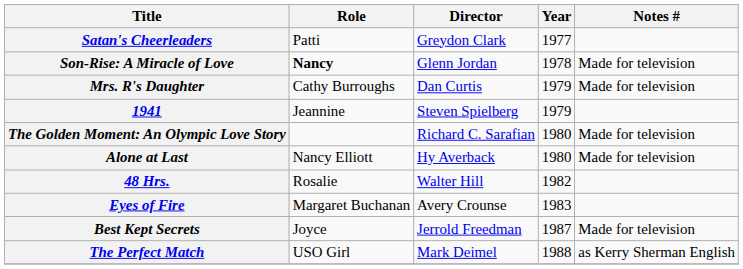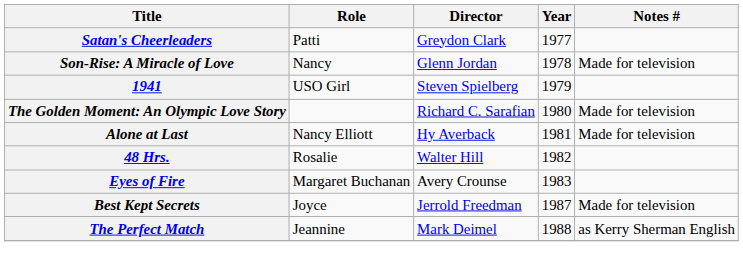(313, 63) bold -> (312, 63) normal
- row: (147, 87)
(319, 110) Jeannine -> (321, 87) USO Girl
(557, 157) 1980 -> (557, 134) 1981
(321, 252) USO Girl -> (319, 228) Jeannine
